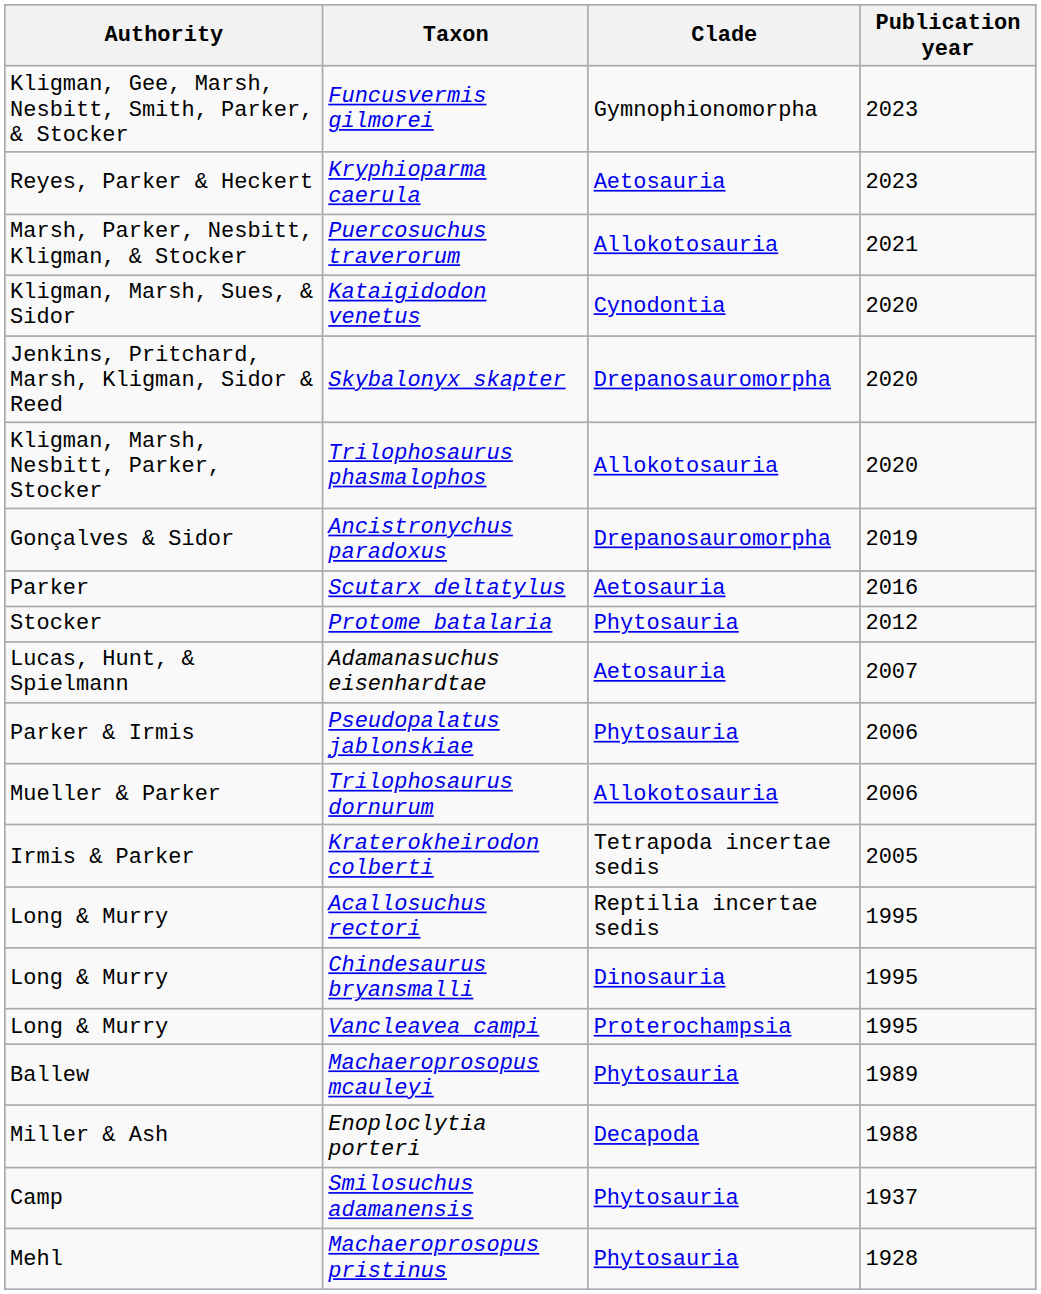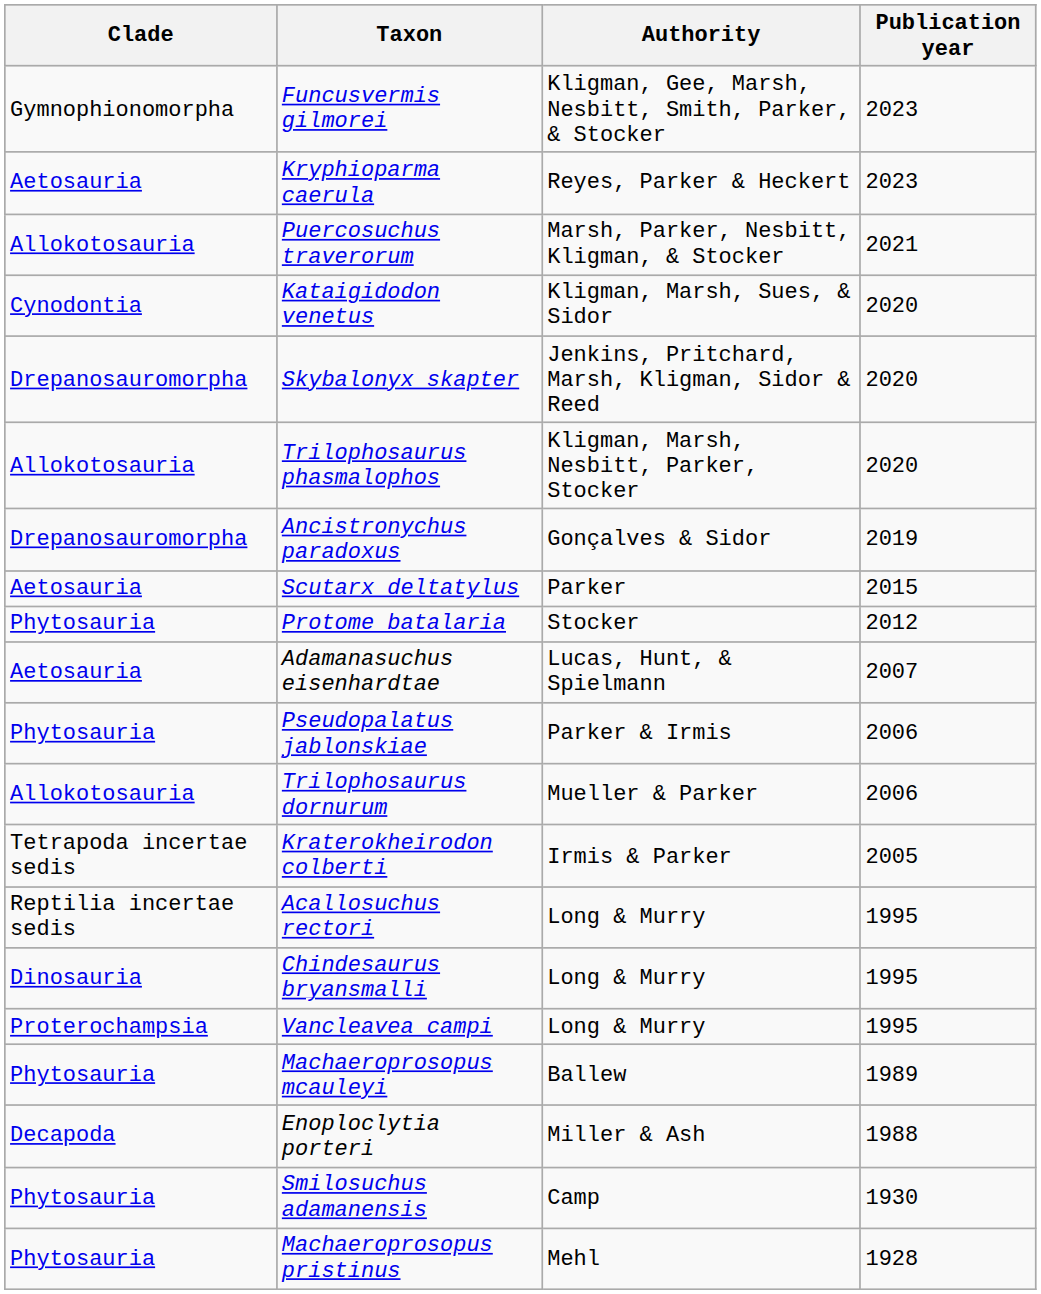columns swapped: (724, 35) <-> (164, 35)
(892, 588) 2016 -> (892, 588) 2015
(892, 1197) 1937 -> (892, 1197) 1930
